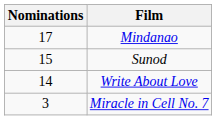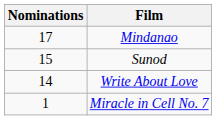(46, 103) 3 -> (46, 103) 1
